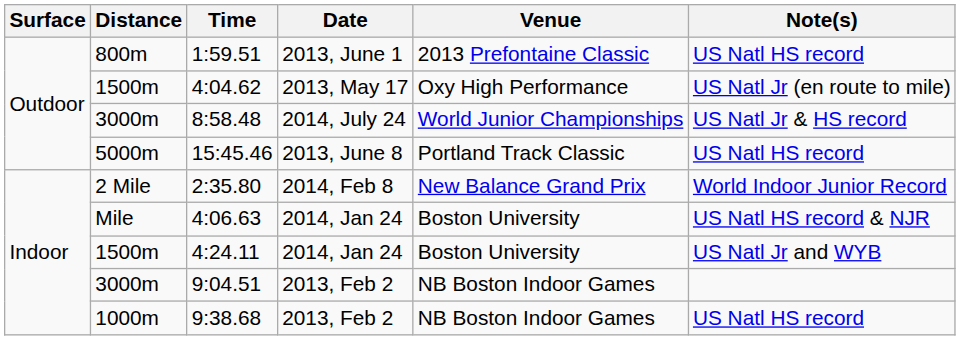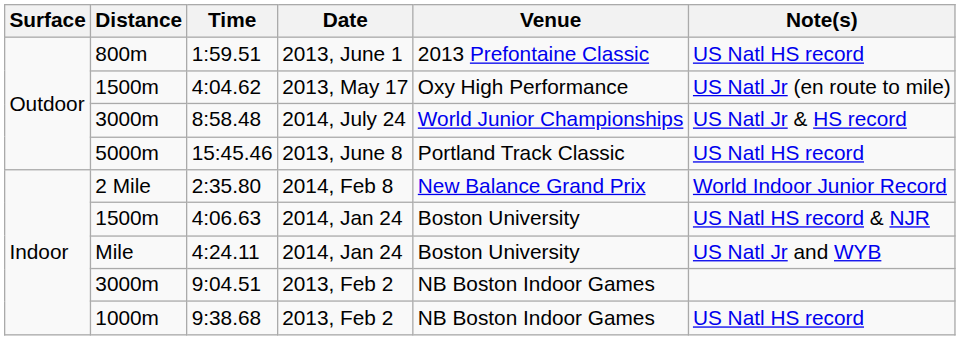(114, 218) Mile -> (127, 218) 1500m
(127, 251) 1500m -> (114, 251) Mile
